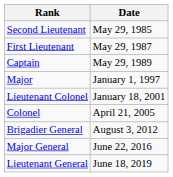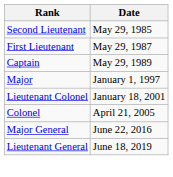- row: (45, 130)
